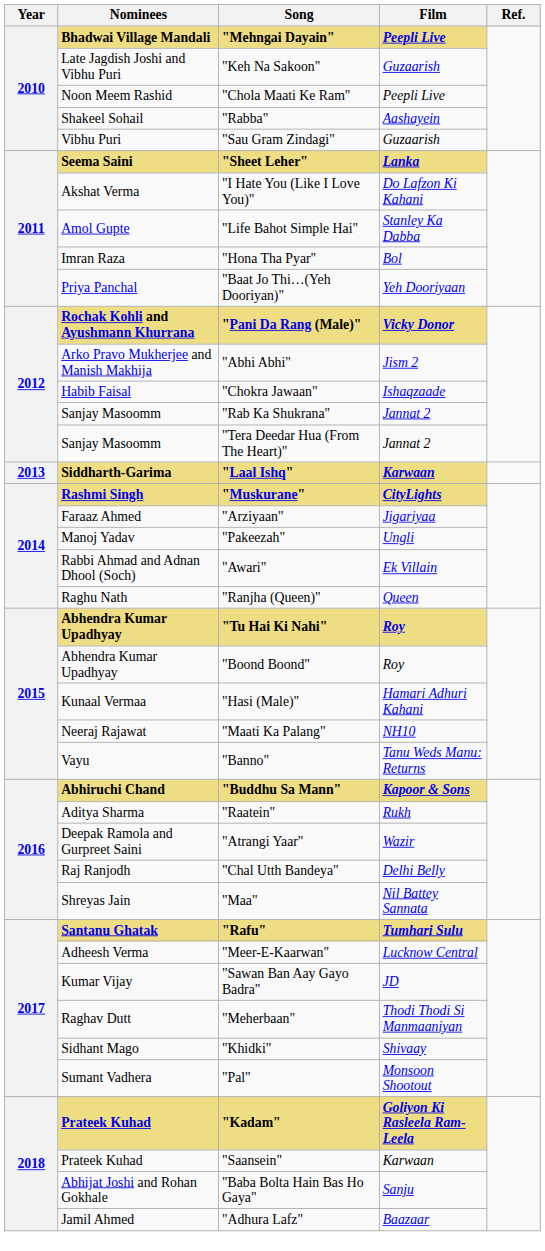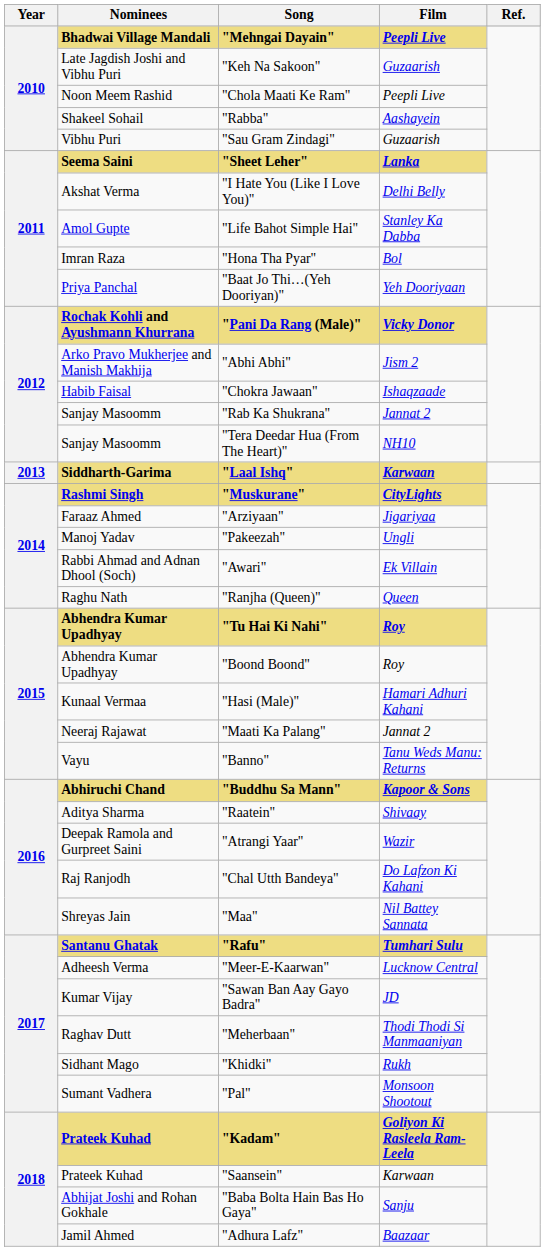(420, 191) Do Lafzon Ki Kahani -> (414, 191) Delhi Belly
(407, 443) Jannat 2 -> (399, 443) NH10
(399, 731) NH10 -> (407, 731) Jannat 2
(397, 812) Rukh -> (404, 812) Shivaay
(414, 871) Delhi Belly -> (420, 879) Do Lafzon Ki Kahani
(404, 1048) Shivaay -> (397, 1064) Rukh
